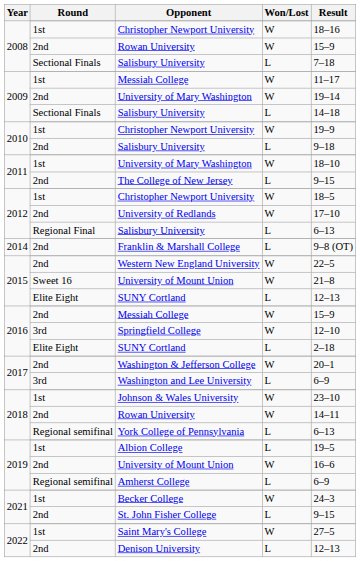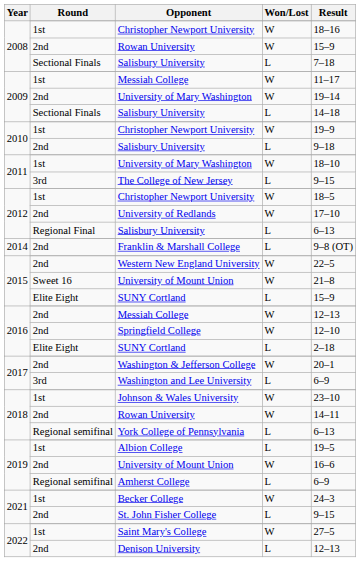(41, 180) 2nd -> (40, 180) 3rd
(327, 297) 12–13 -> (324, 297) 15–9
(324, 314) 15–9 -> (327, 314) 12–13
(40, 331) 3rd -> (41, 331) 2nd
